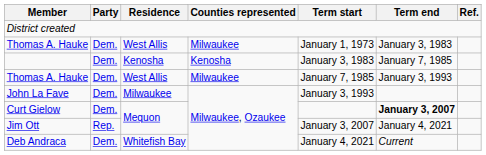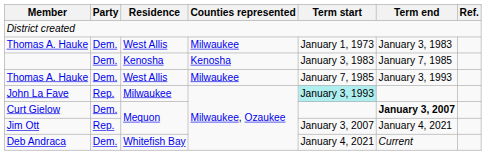(105, 93) Dem. -> (104, 93) Rep.
(337, 93) no background -> (337, 93) paleturquoise background
